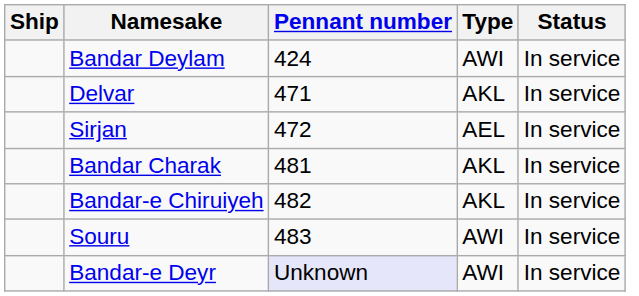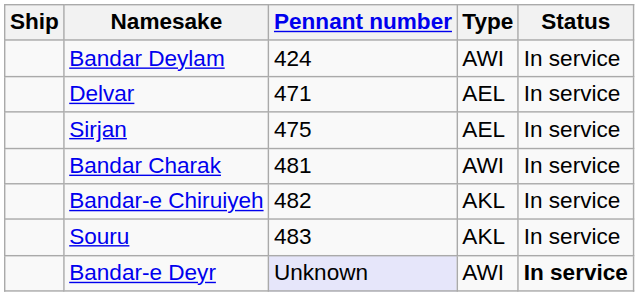(484, 93) AKL -> (484, 93) AEL
(293, 129) 472 -> (293, 129) 475
(484, 165) AKL -> (483, 165) AWI
(483, 237) AWI -> (484, 237) AKL
(572, 272) normal -> (576, 272) bold
